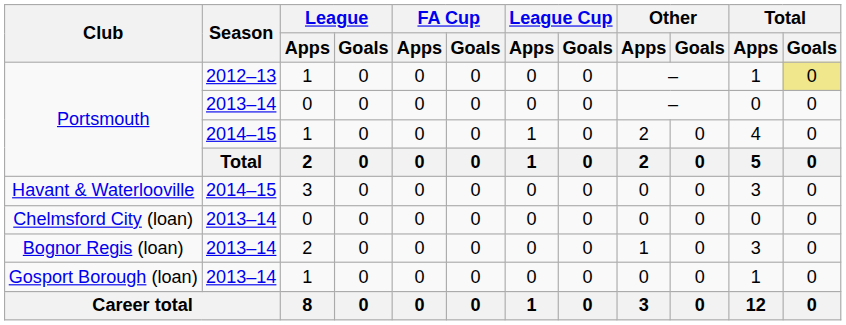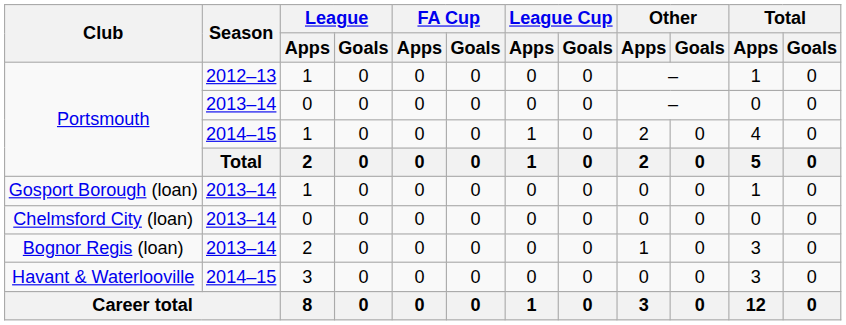(812, 76) khaki background -> (812, 76) no background
rows swapped: (103, 276) <-> (103, 190)
